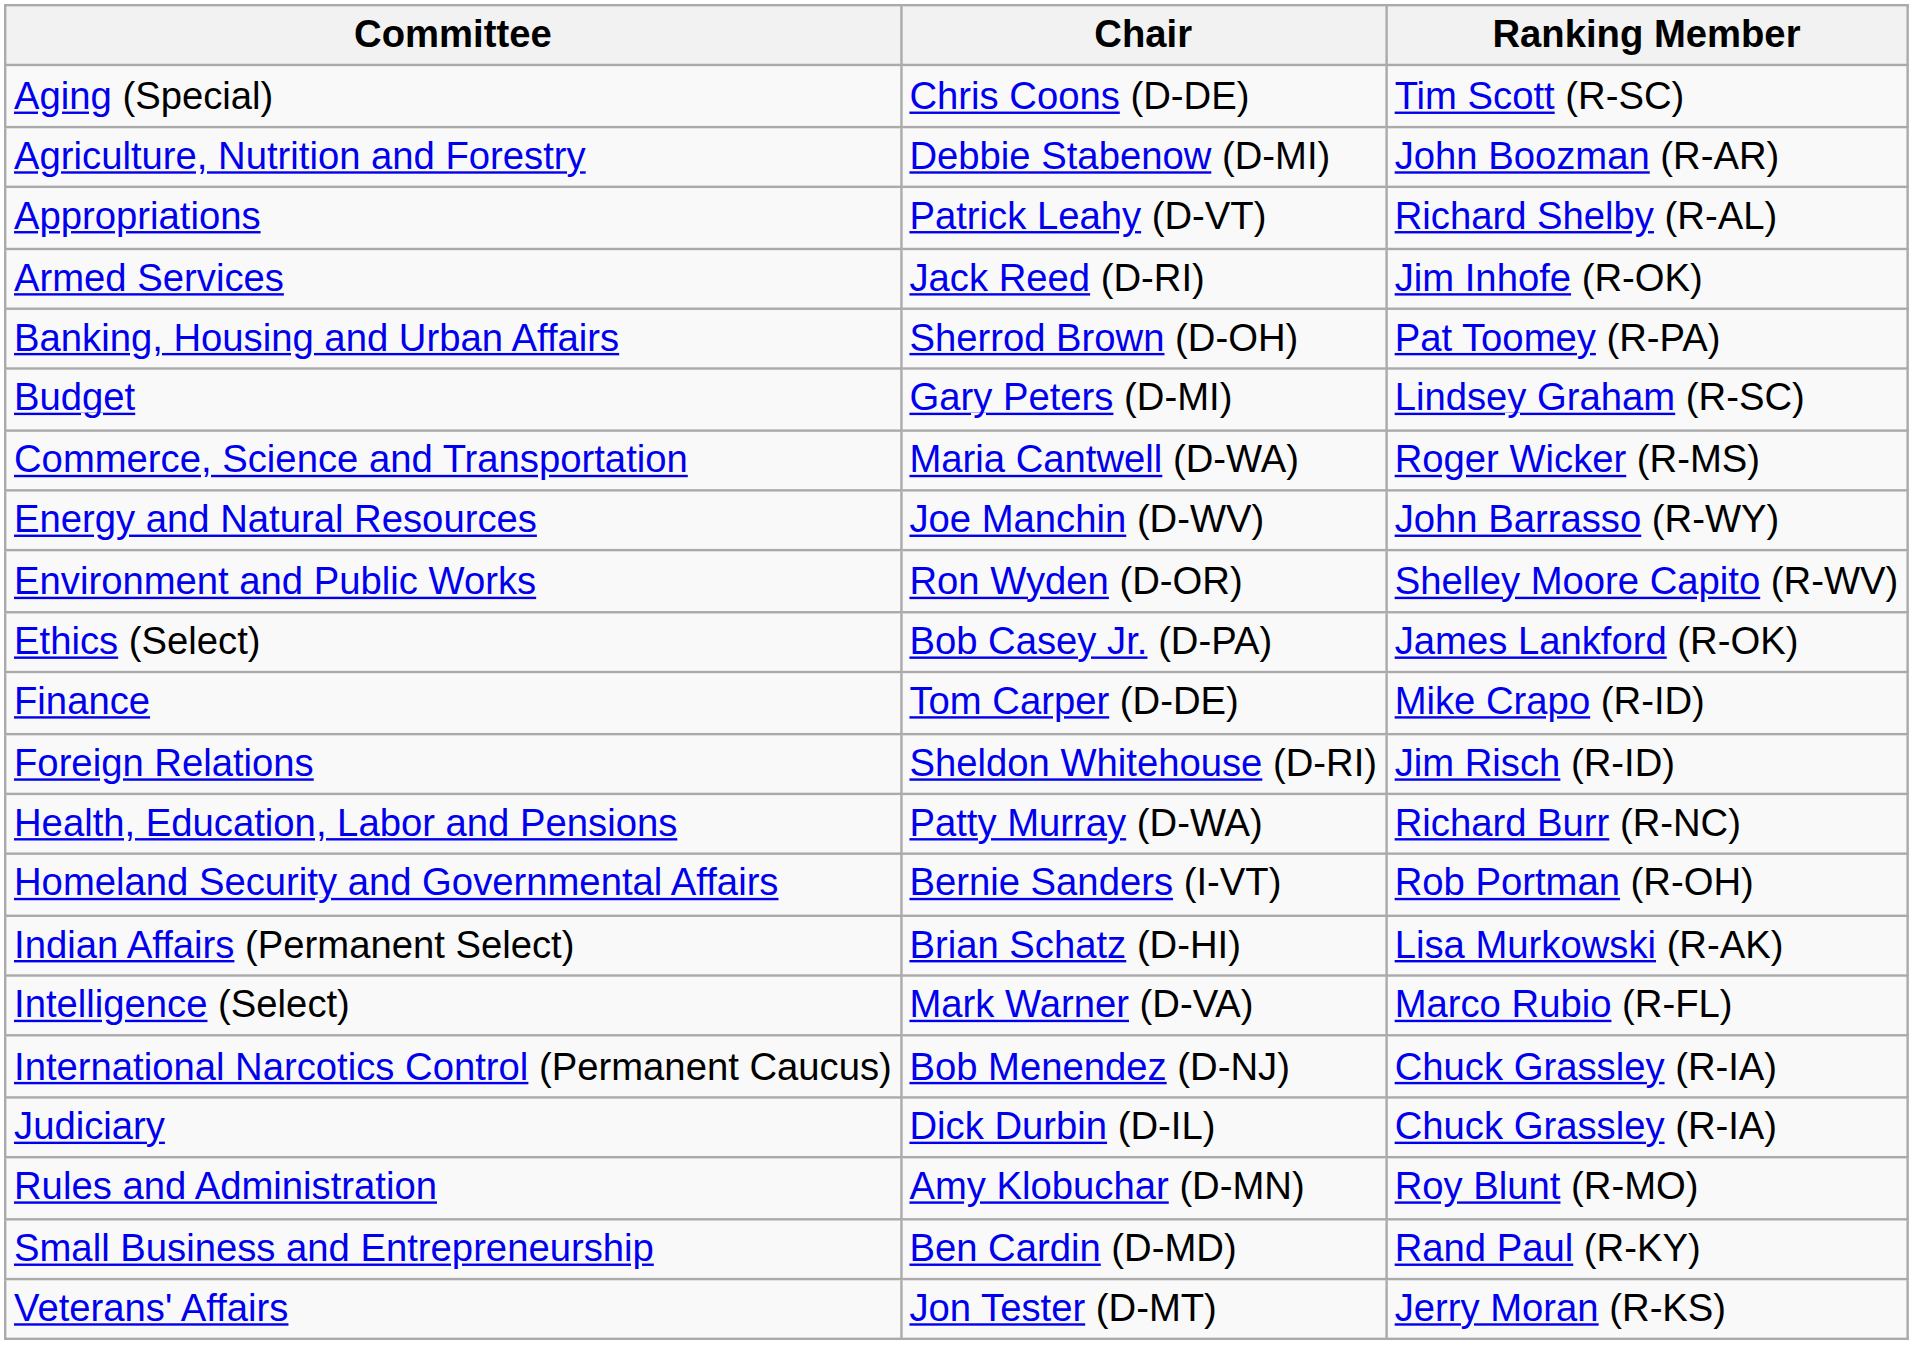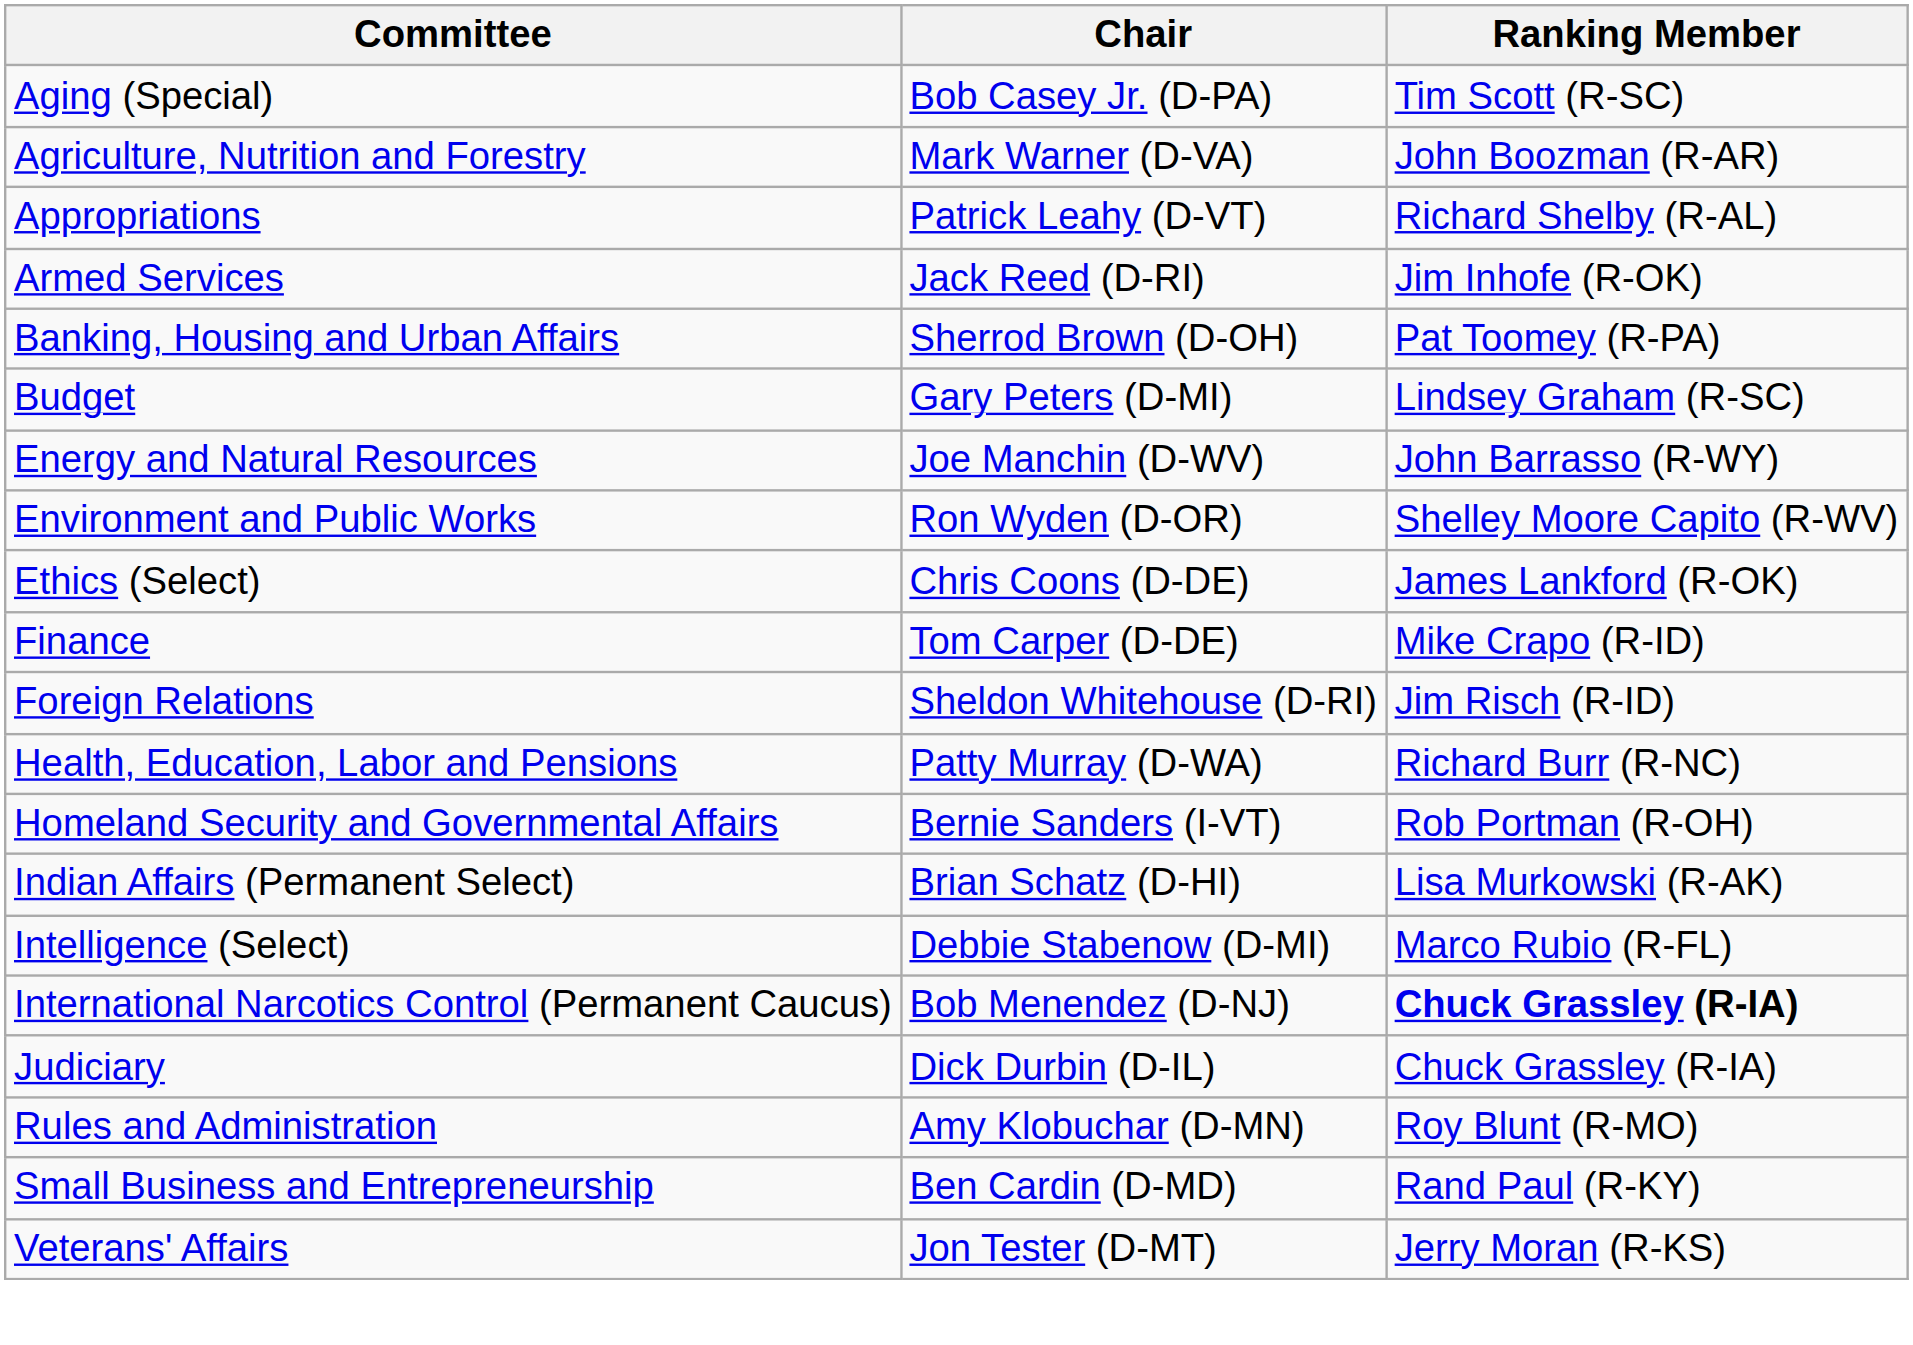(1079, 95) Chris Coons (D-DE) -> (1091, 95) Bob Casey Jr. (D-PA)
(1120, 156) Debbie Stabenow (D-MI) -> (1082, 156) Mark Warner (D-VA)
- row: (351, 459)
(1091, 641) Bob Casey Jr. (D-PA) -> (1079, 580) Chris Coons (D-DE)
(1082, 1005) Mark Warner (D-VA) -> (1120, 944) Debbie Stabenow (D-MI)
(1586, 1065) normal -> (1597, 1005) bold
